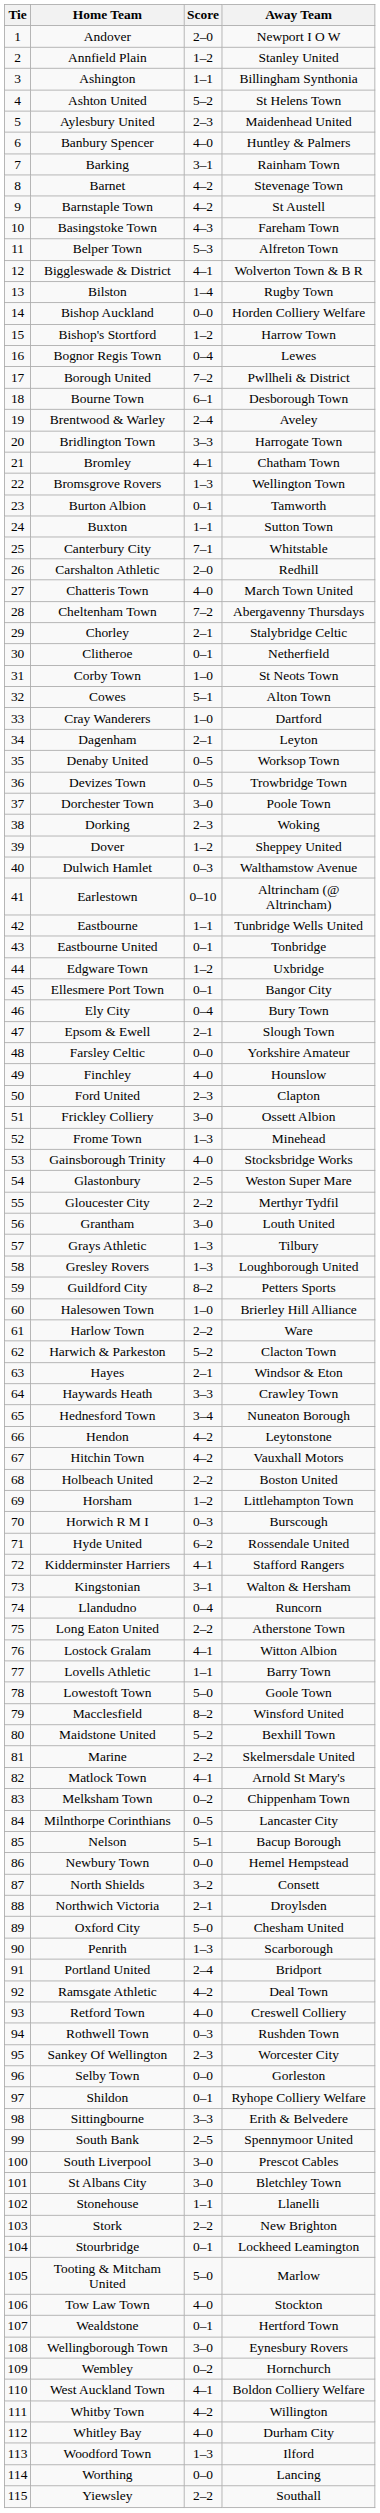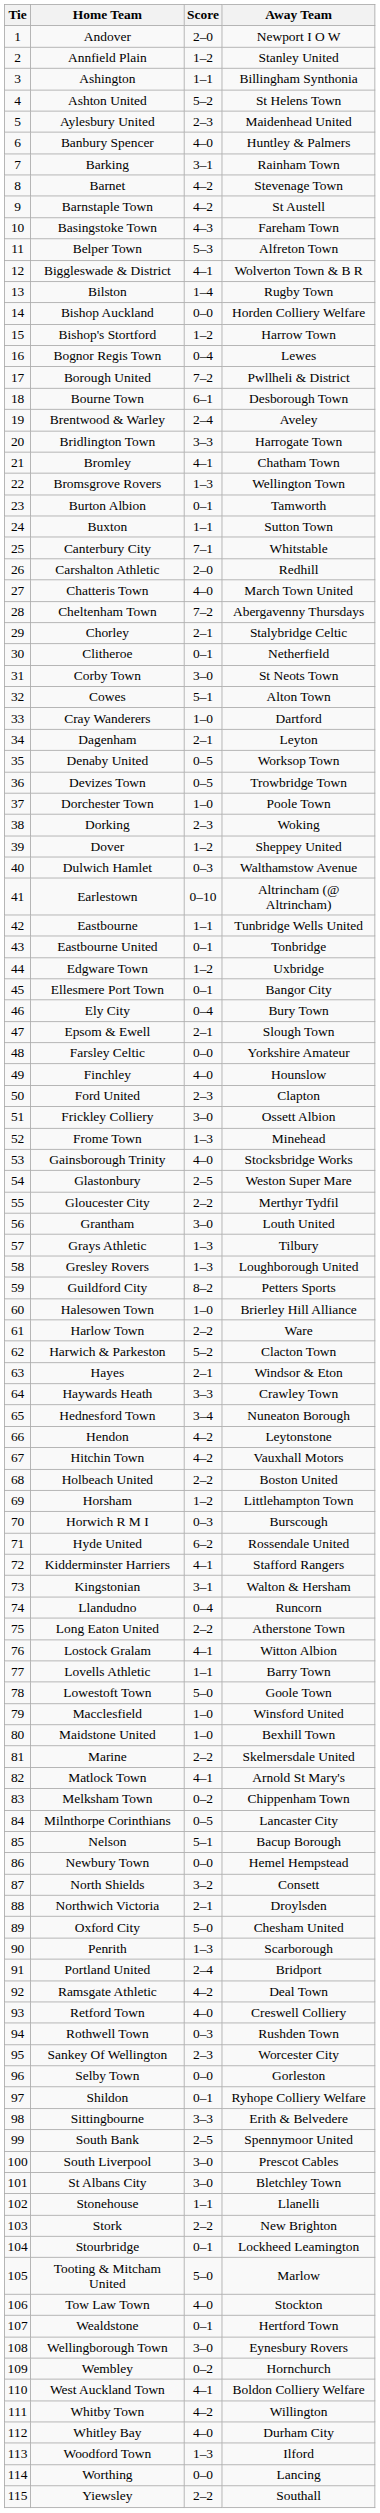(203, 675) 1–0 -> (203, 675) 3–0
(203, 803) 3–0 -> (203, 803) 1–0
(203, 1714) 8–2 -> (203, 1714) 1–0
(203, 1735) 5–2 -> (203, 1735) 1–0
